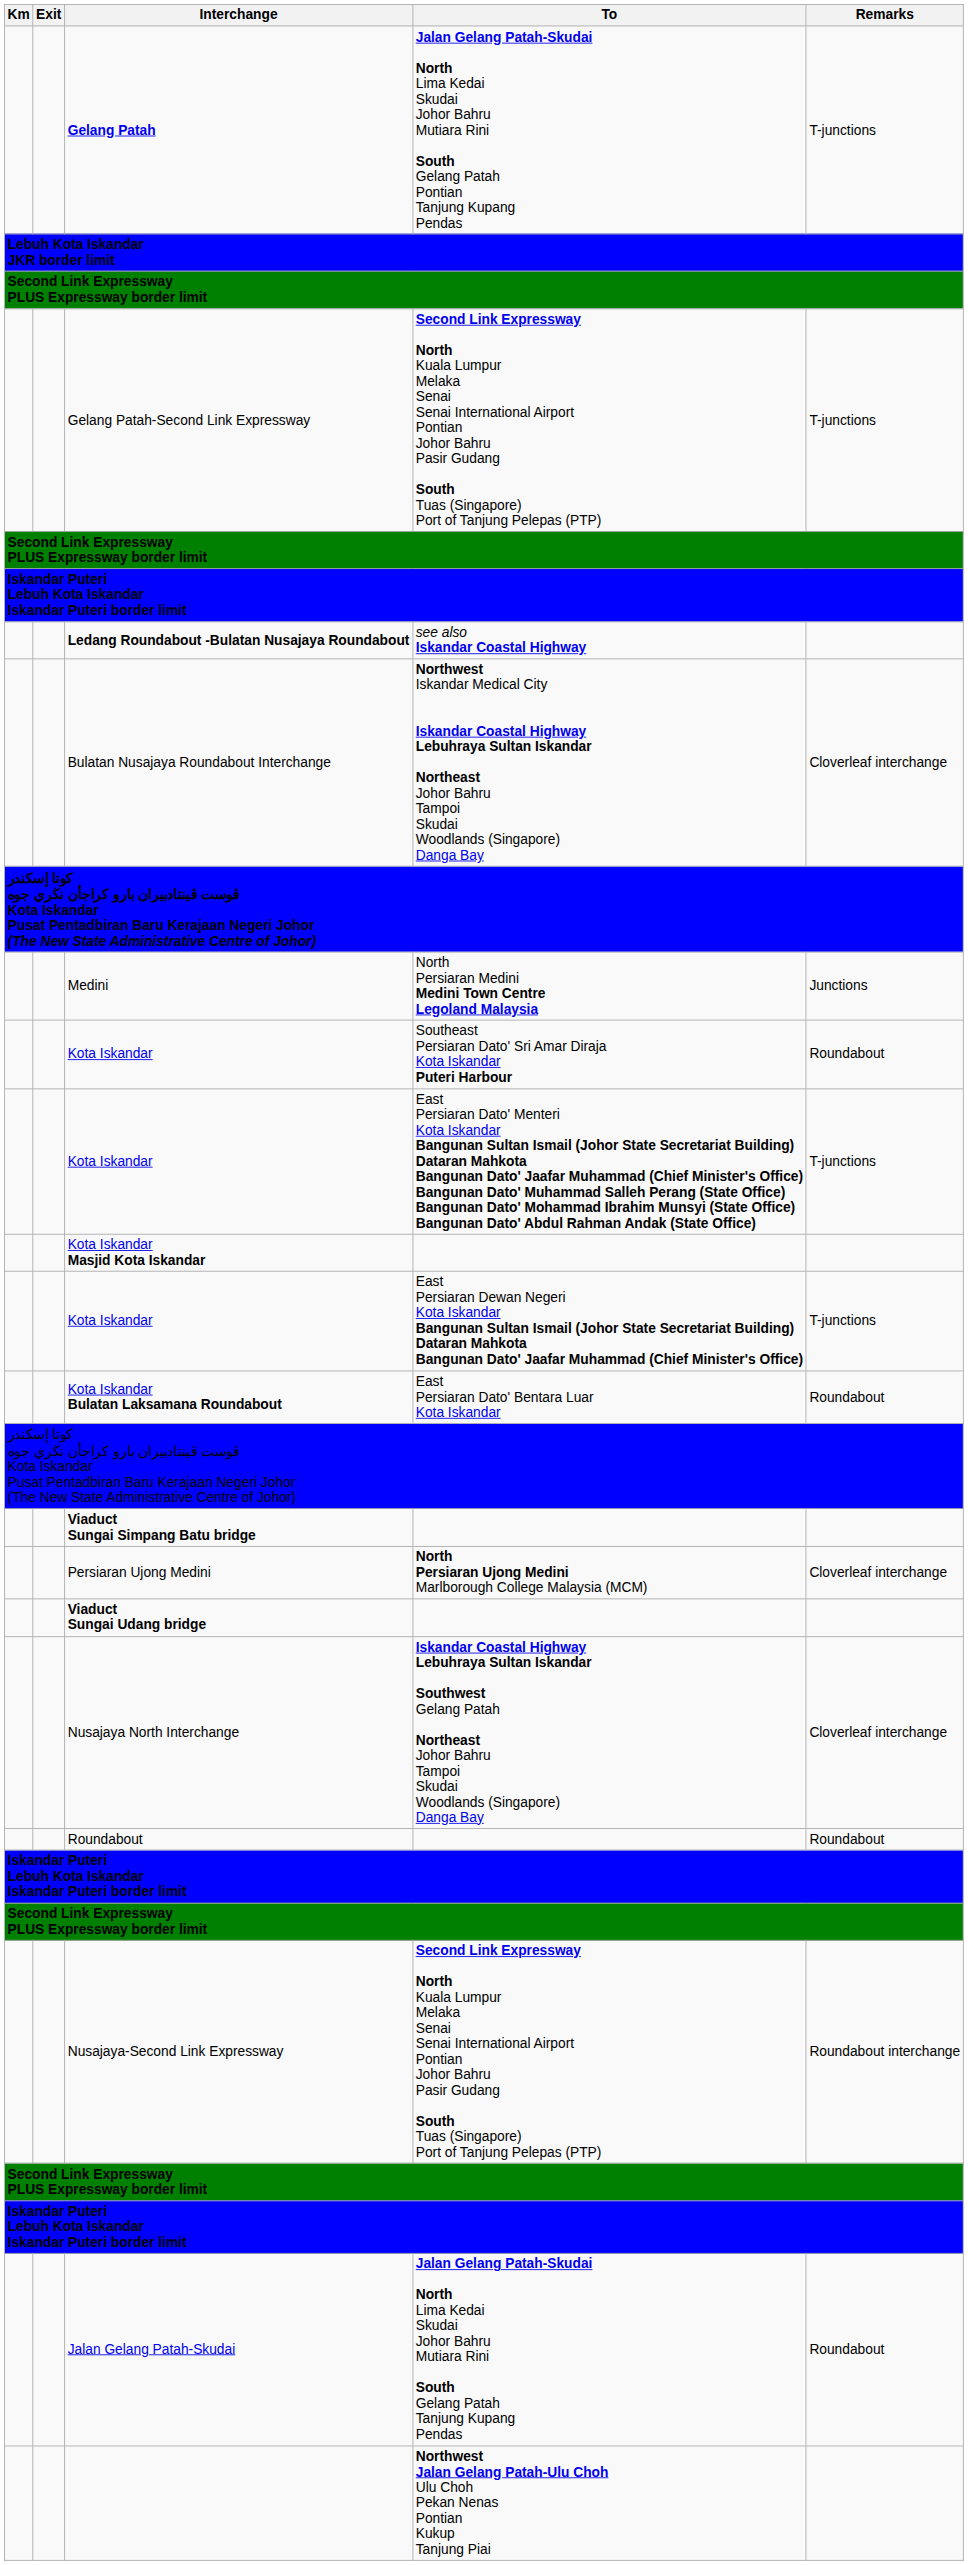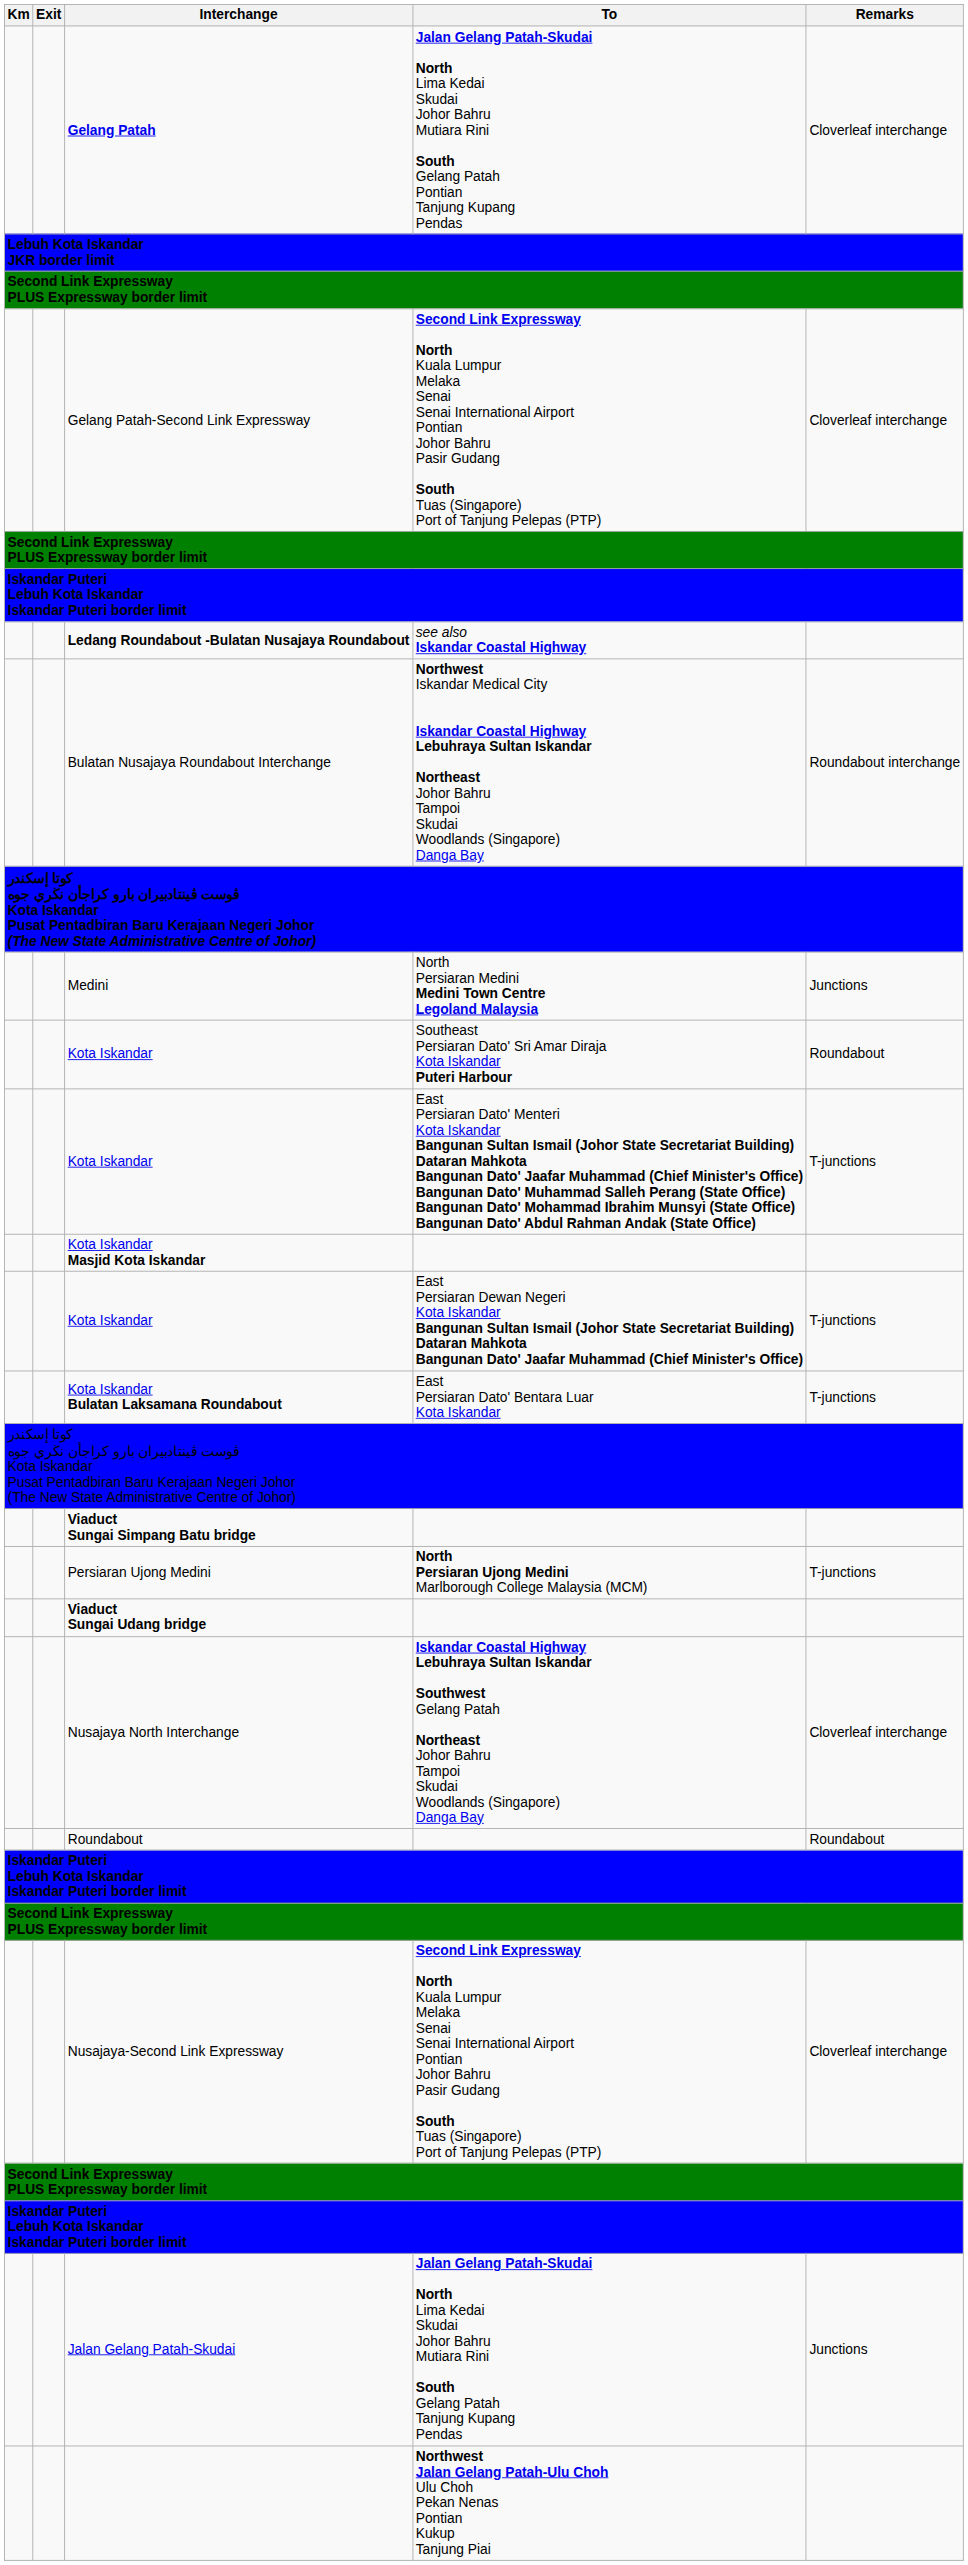(843, 130) T-junctions -> (878, 130) Cloverleaf interchange
(843, 420) T-junctions -> (878, 420) Cloverleaf interchange
(878, 762) Cloverleaf interchange -> (885, 762) Roundabout interchange
(847, 1397) Roundabout -> (843, 1397) T-junctions
(878, 1572) Cloverleaf interchange -> (843, 1572) T-junctions
(885, 2051) Roundabout interchange -> (878, 2051) Cloverleaf interchange
(847, 2349) Roundabout -> (838, 2349) Junctions
